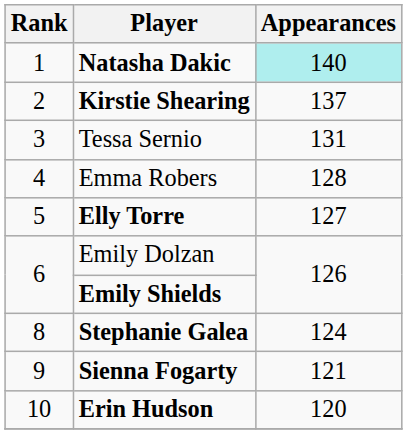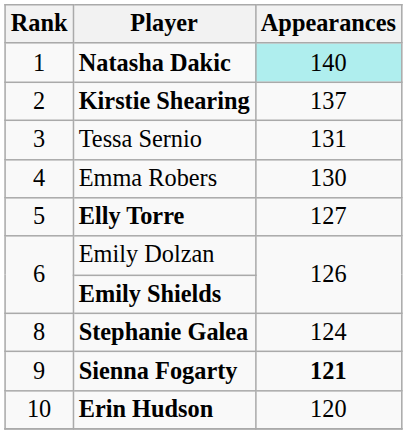(328, 178) 128 -> (328, 178) 130
(328, 370) normal -> (328, 370) bold
